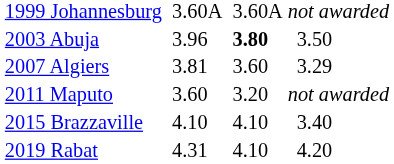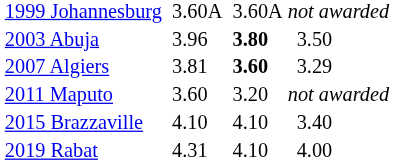(250, 66) normal -> (250, 66) bold
(314, 150) 4.20 -> (314, 150) 4.00
